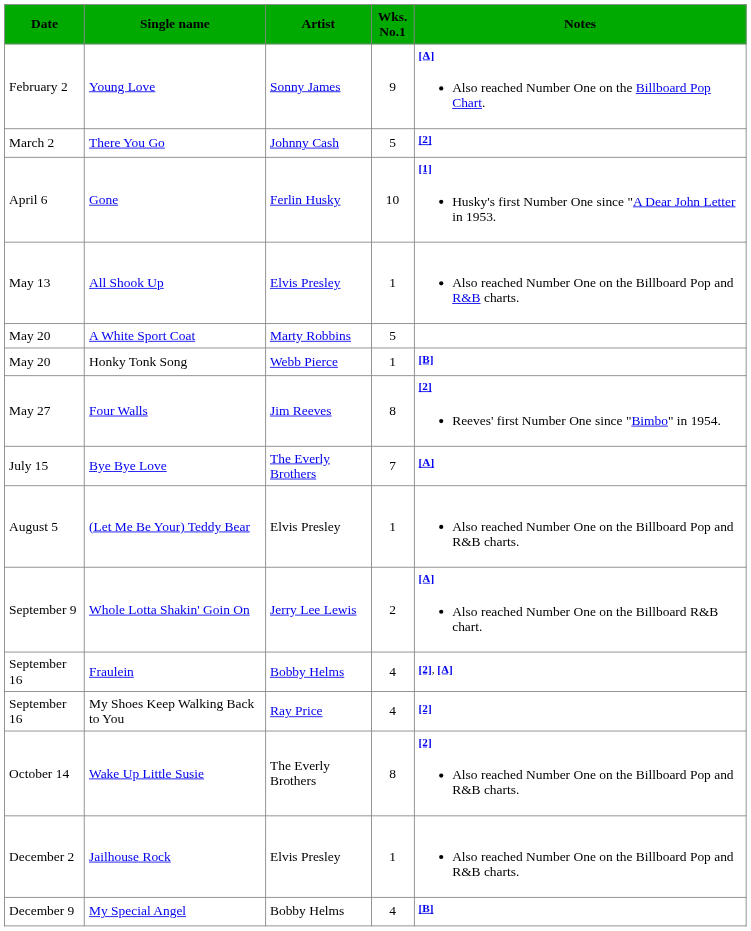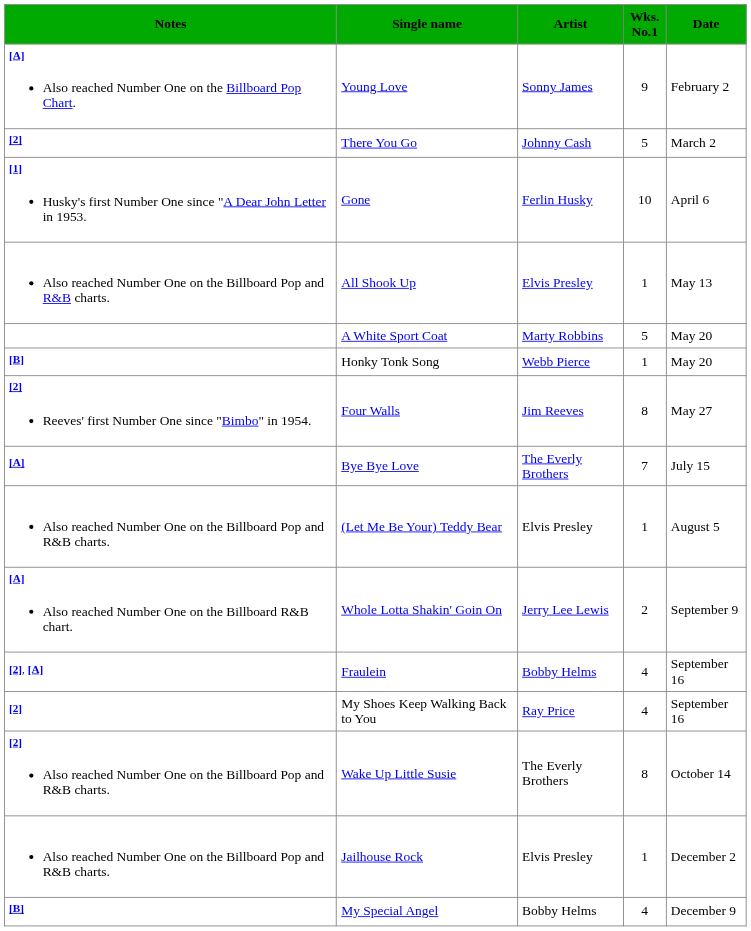columns swapped: (44, 24) <-> (580, 24)
